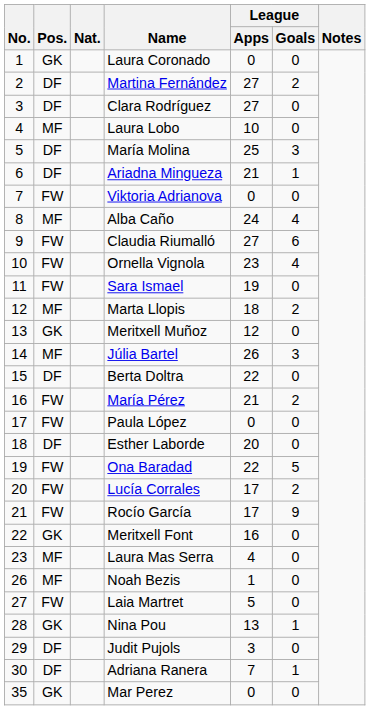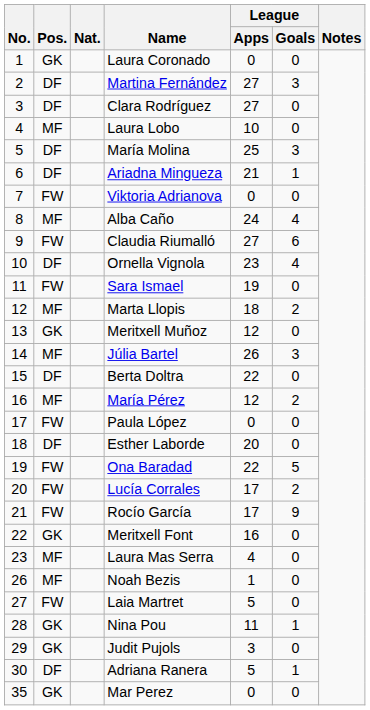(295, 83) 2 -> (295, 83) 3
(52, 264) FW -> (52, 264) DF
(52, 399) FW -> (52, 399) MF
(251, 399) 21 -> (251, 399) 12
(251, 625) 13 -> (251, 625) 11
(52, 648) DF -> (52, 648) GK
(251, 670) 7 -> (251, 670) 5
